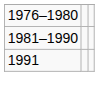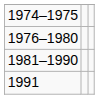+ row: (43, 15)
